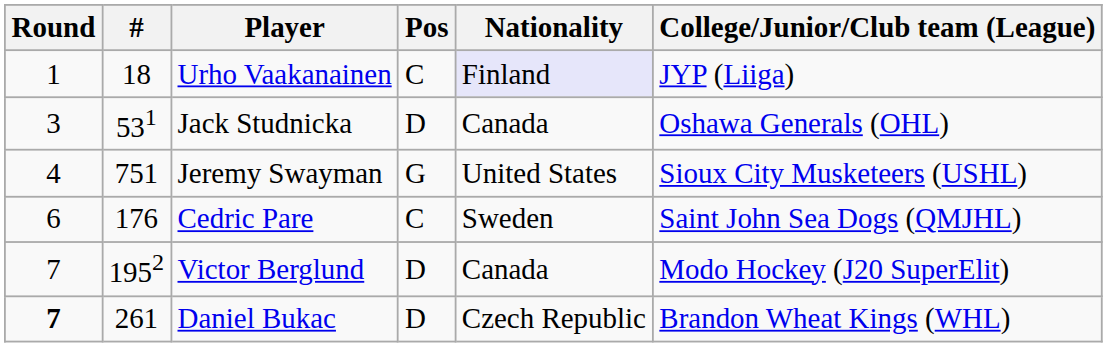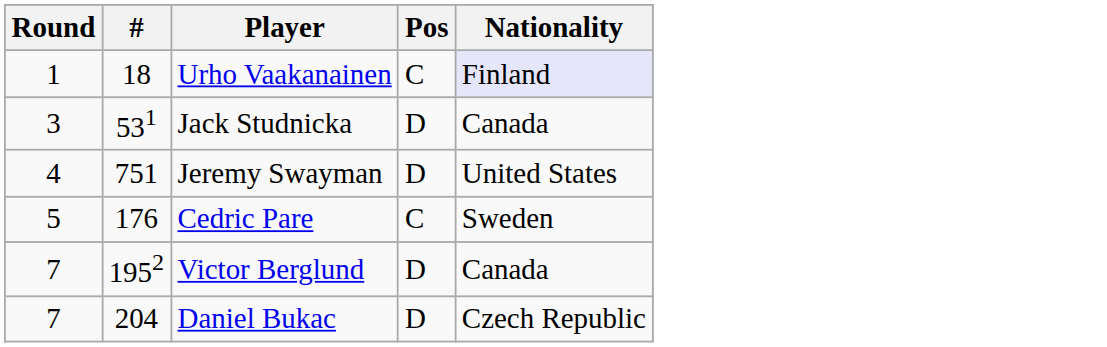- column: (877, 27)
(415, 173) G -> (415, 173) D
(53, 219) 6 -> (53, 219) 5
(53, 318) bold -> (53, 318) normal
(136, 318) 261 -> (136, 318) 204
